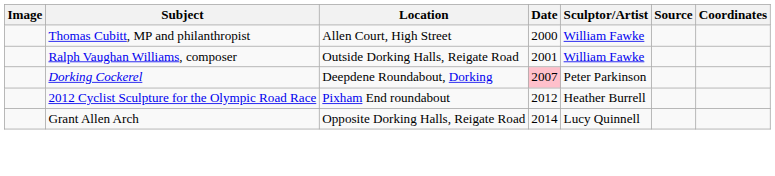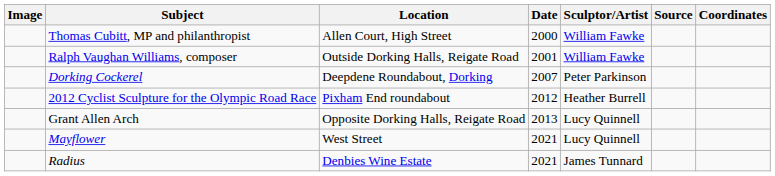(544, 77) pink background -> (544, 77) no background
(544, 118) 2014 -> (544, 118) 2013
+ row: (77, 139)
+ row: (67, 160)
